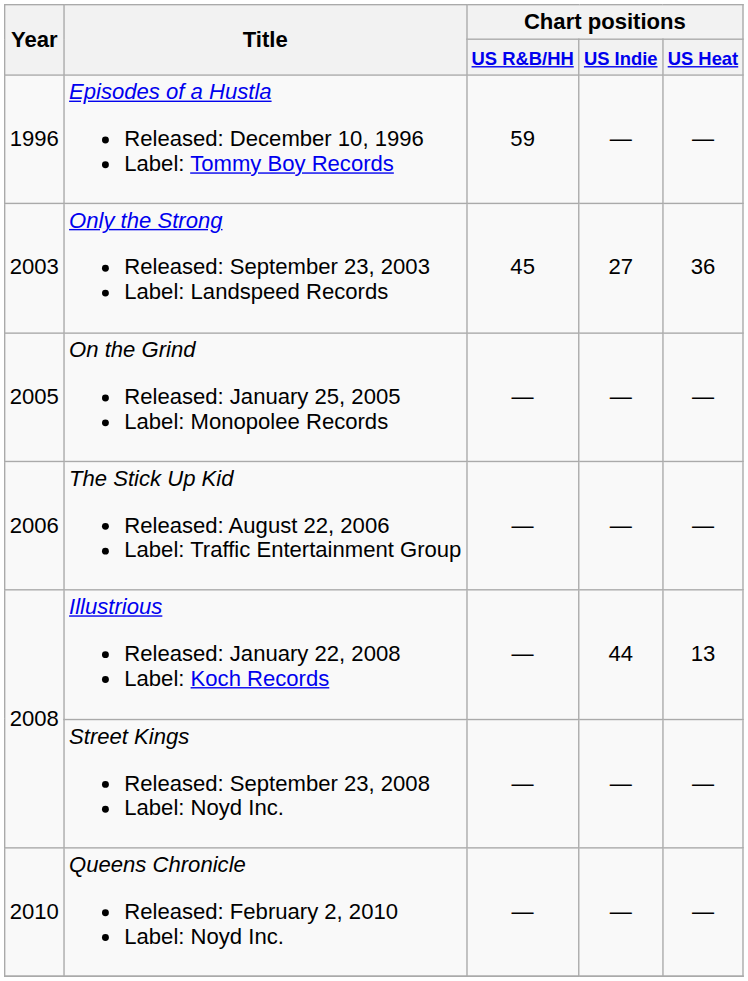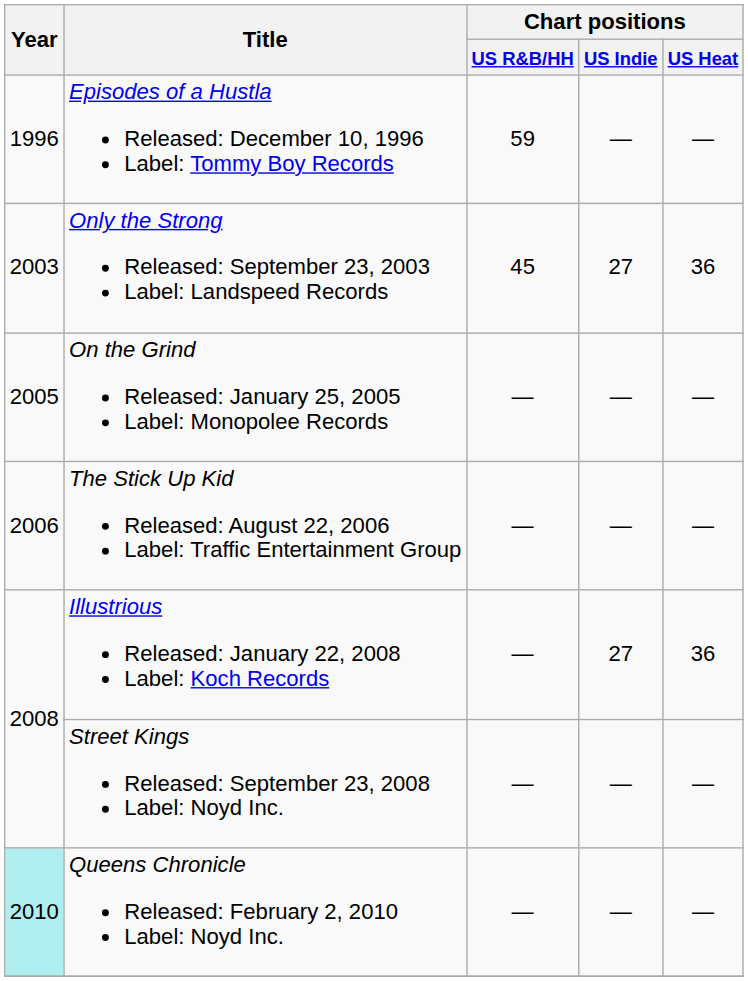(621, 654) 44 -> (621, 654) 27
(703, 654) 13 -> (703, 654) 36
(34, 912) no background -> (34, 912) paleturquoise background
